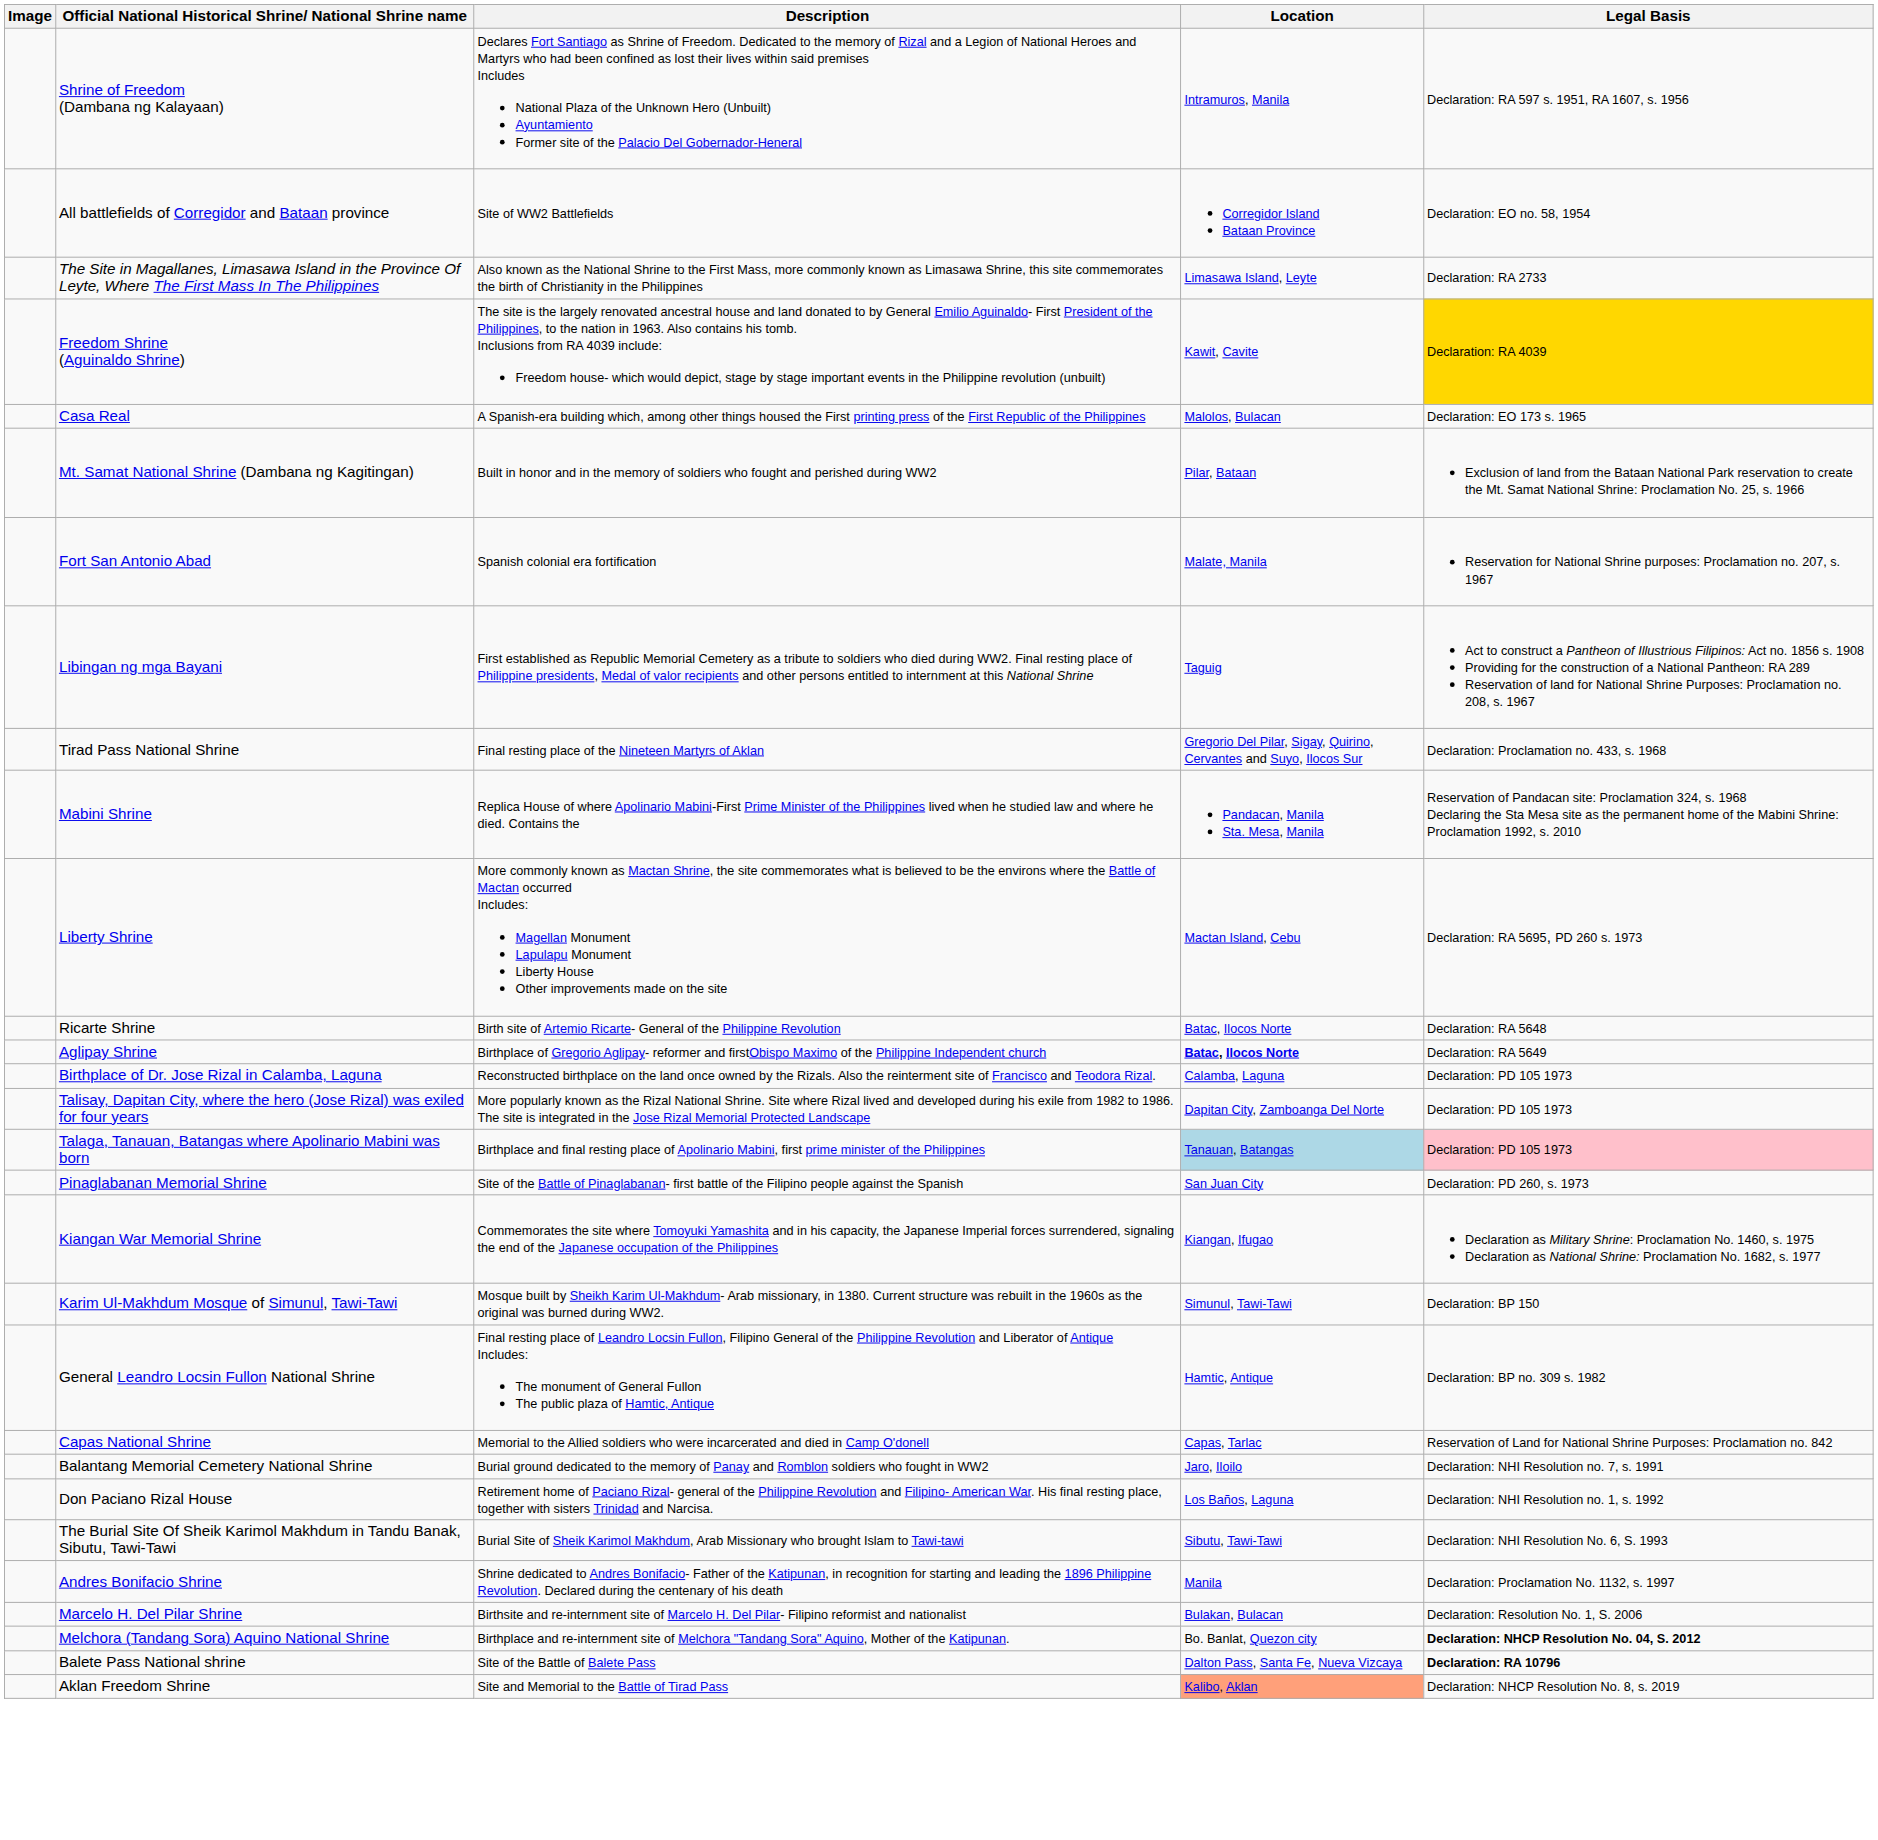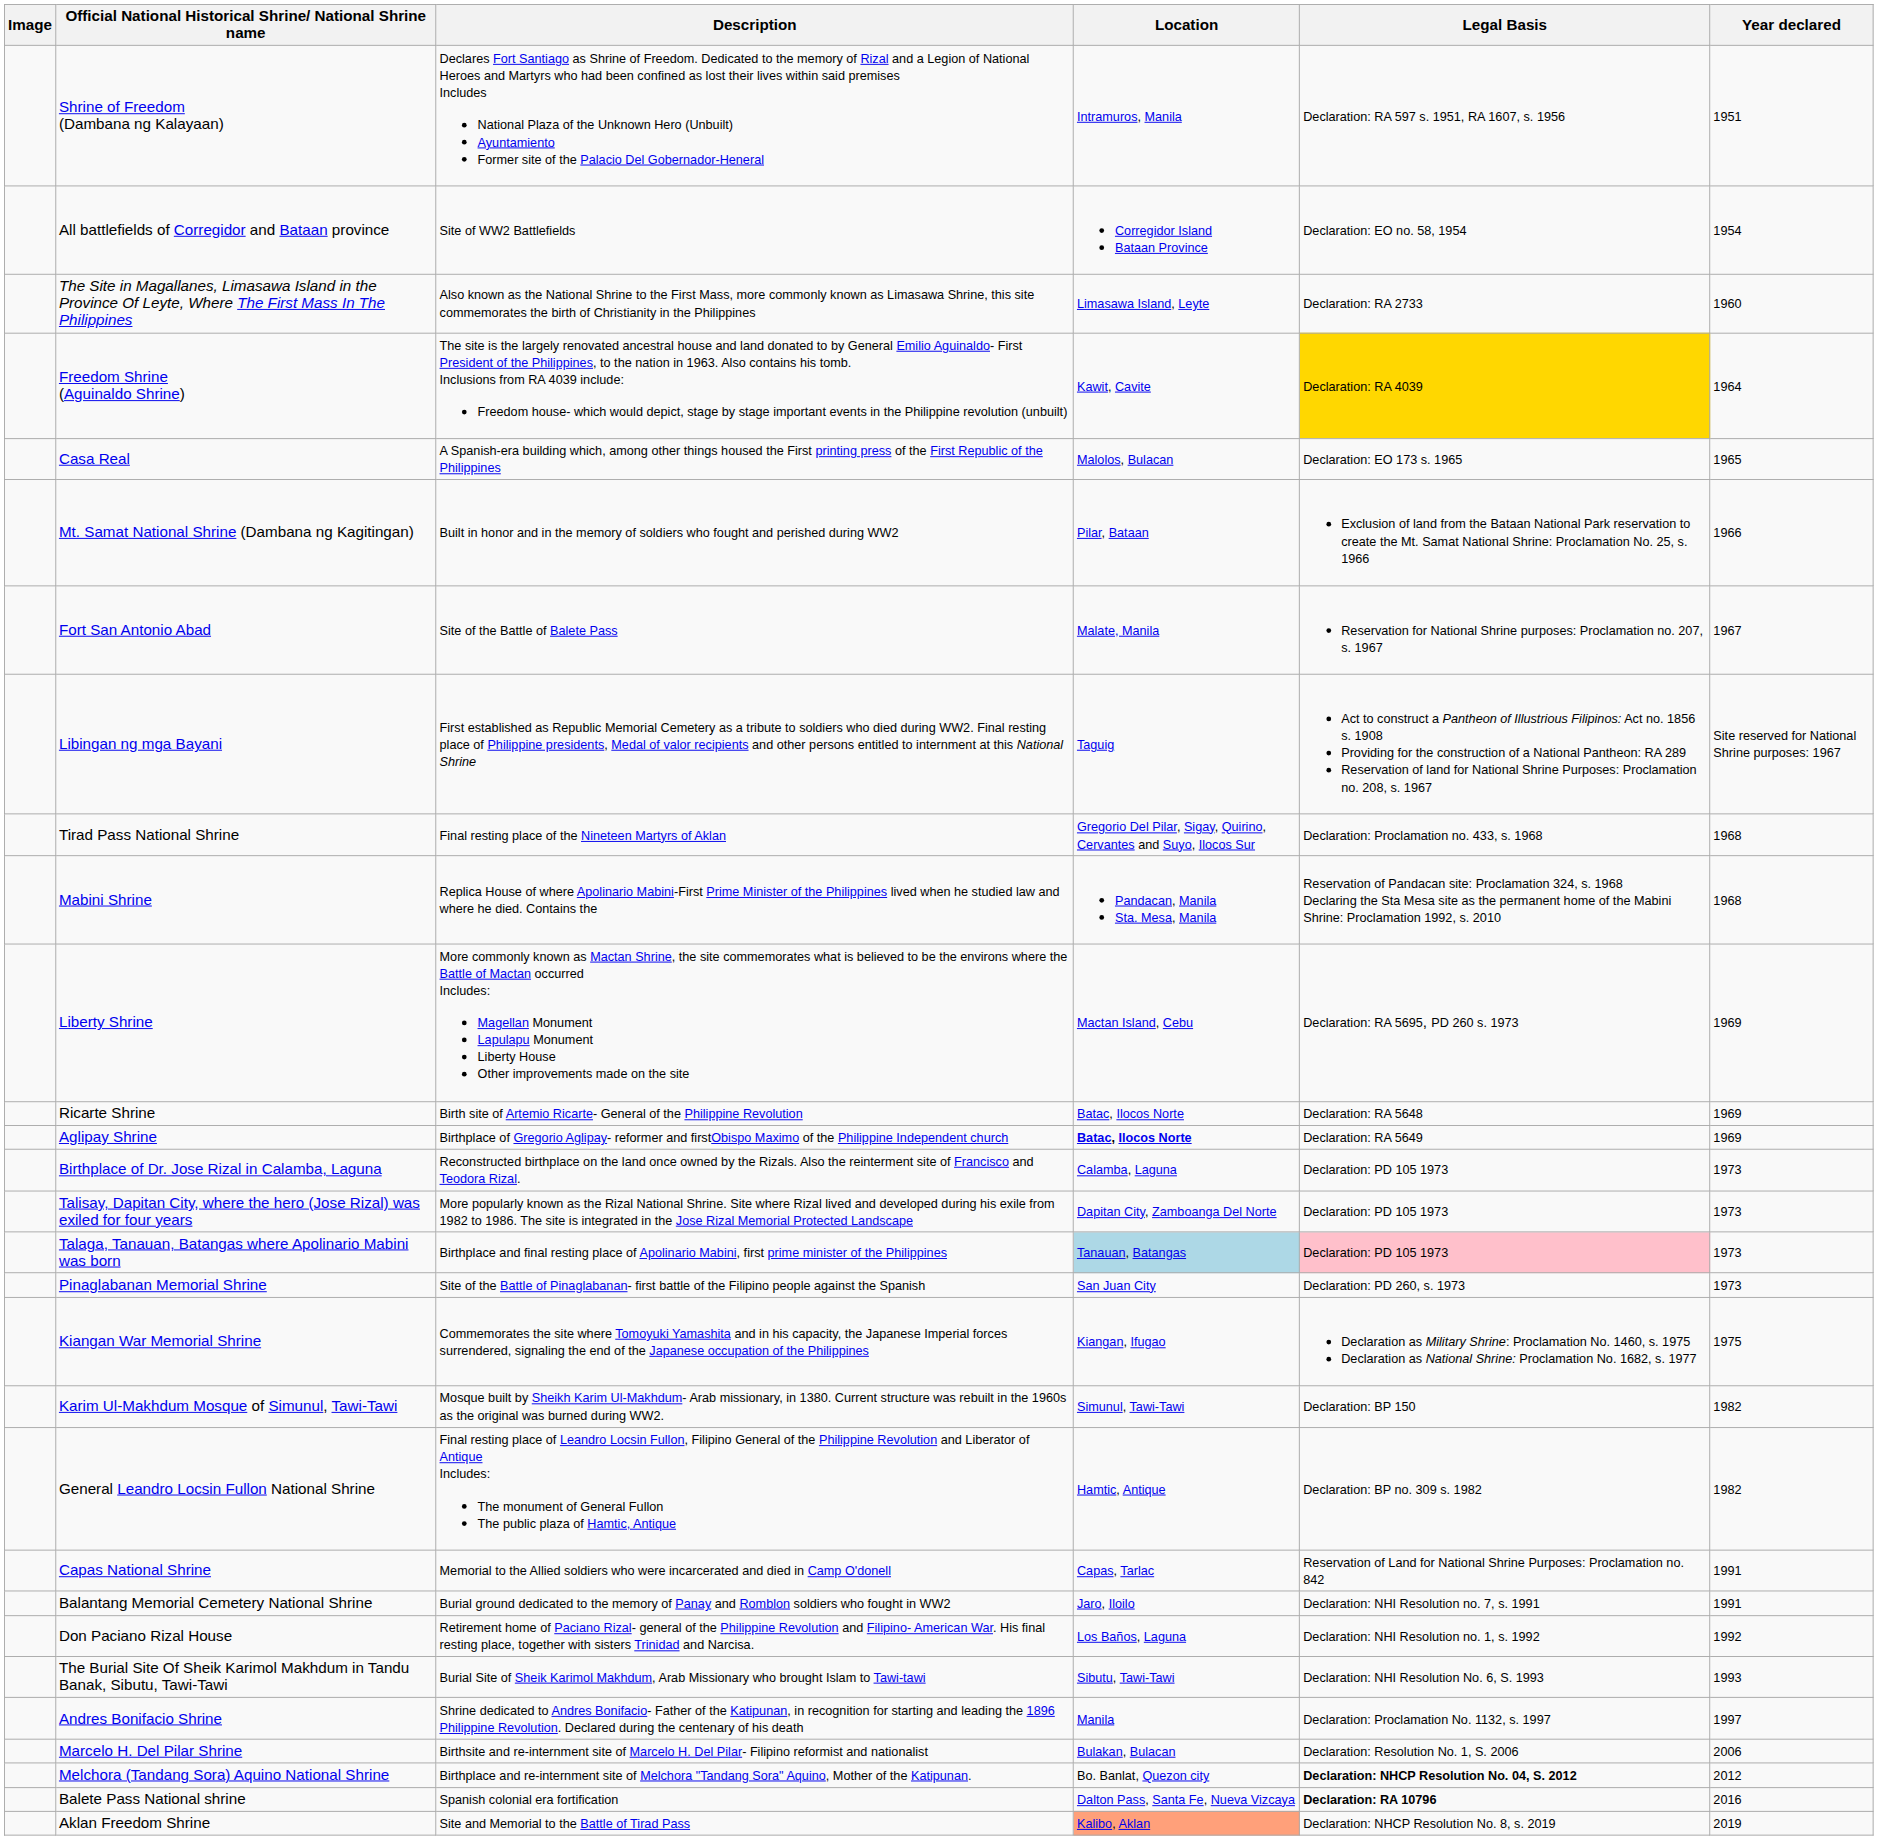+ column: (1791, 25)
(567, 562) Spanish colonial era fortification -> (529, 630) Site of the Battle of Balete Pass
(567, 1663) Site of the Battle of Balete Pass -> (529, 1800) Spanish colonial era fortification
